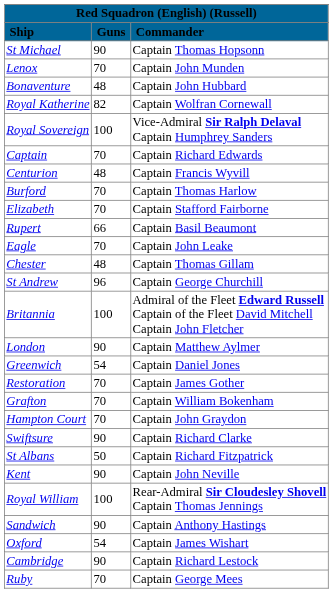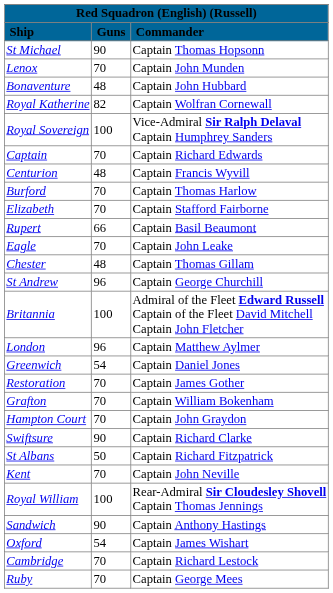(100, 346) 90 -> (100, 346) 96
(100, 474) 90 -> (100, 474) 70
(100, 561) 90 -> (100, 561) 70
